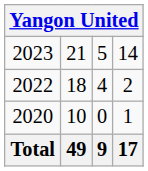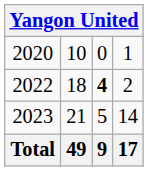rows swapped: (33, 117) <-> (33, 52)
(102, 85) normal -> (102, 85) bold
